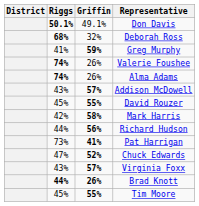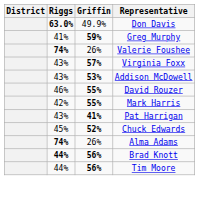(61, 24) 50.1% -> (61, 24) 63.0%
(94, 24) 49.1% -> (94, 24) 49.9%
- row: (154, 37)
rows swapped: (154, 169) <-> (154, 77)
(94, 90) 57% -> (94, 77) 53%
(61, 103) 45% -> (61, 90) 46%
(94, 116) 58% -> (94, 103) 55%
- row: (154, 129)
(61, 142) 73% -> (61, 116) 43%
(61, 155) 47% -> (61, 129) 45%
(94, 182) 26% -> (94, 155) 56%
(61, 195) 45% -> (61, 169) 44%
(94, 195) 55% -> (94, 169) 56%
